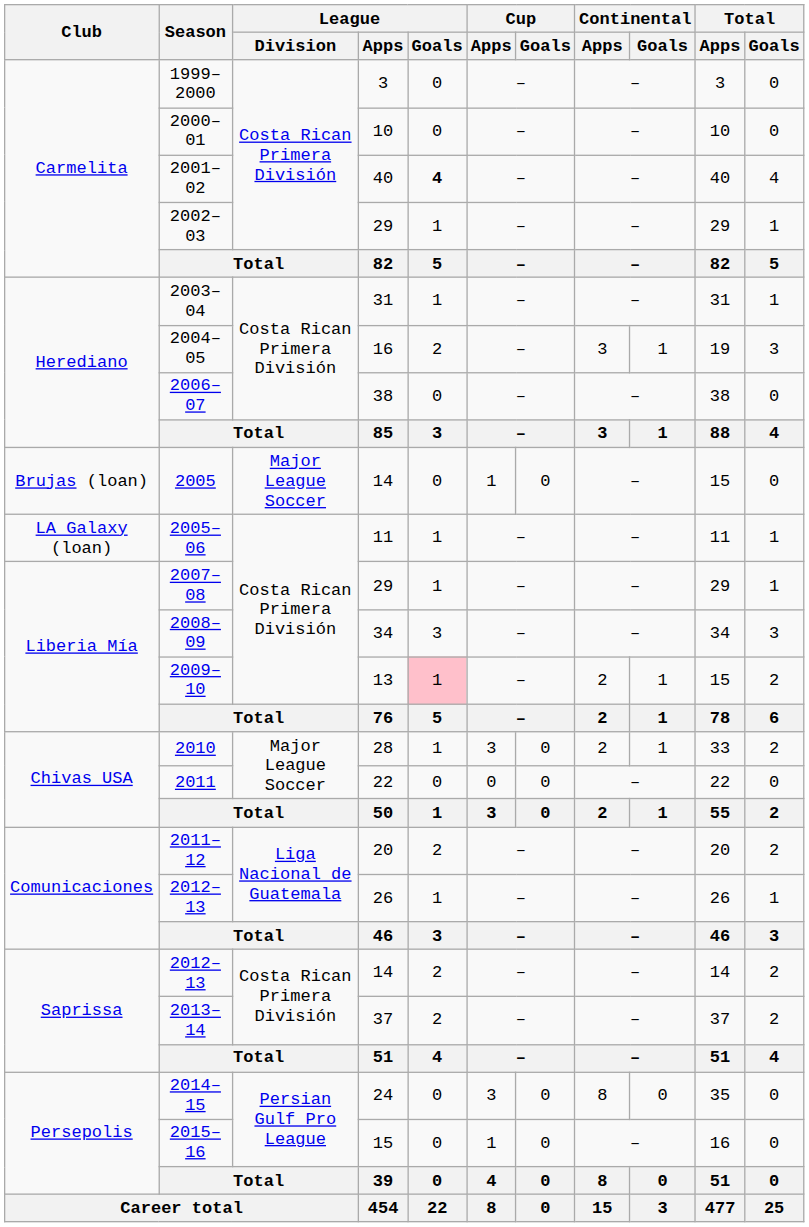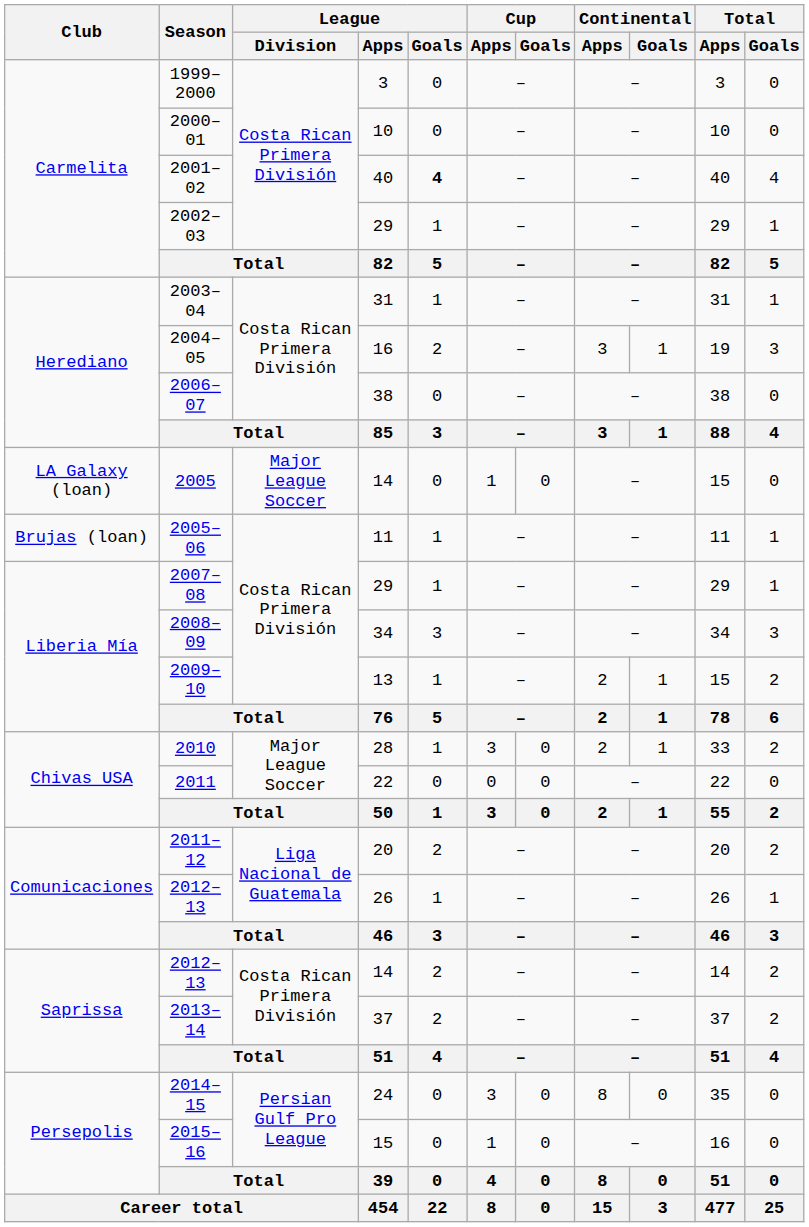(82, 481) Brujas (loan) -> (82, 481) LA Galaxy (loan)
(82, 538) LA Galaxy (loan) -> (82, 538) Brujas (loan)
(437, 680) pink background -> (437, 680) no background
